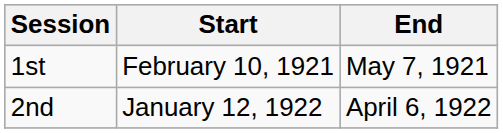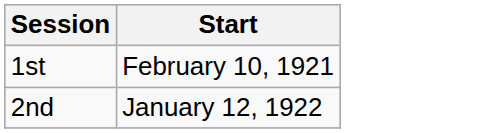- column: (419, 25)
